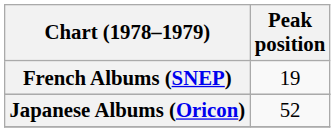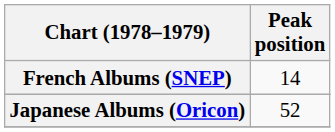(290, 77) 19 -> (290, 77) 14
